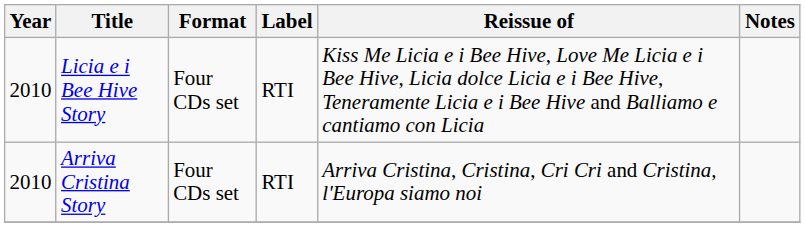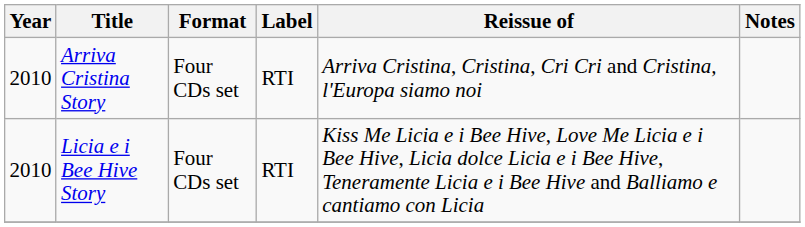rows swapped: (99, 89) <-> (95, 181)
